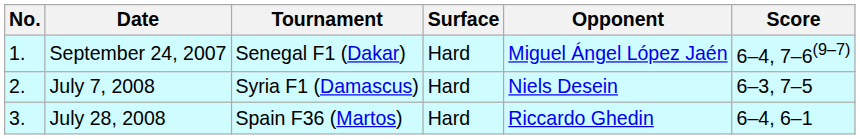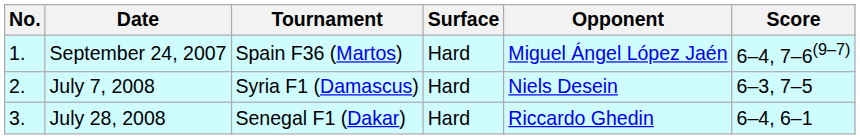(321, 53) Senegal F1 (Dakar) -> (319, 53) Spain F36 (Martos)
(319, 118) Spain F36 (Martos) -> (321, 118) Senegal F1 (Dakar)
